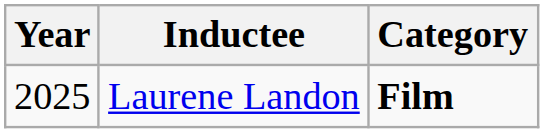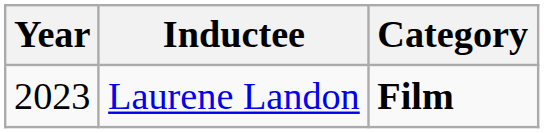(52, 95) 2025 -> (52, 95) 2023
